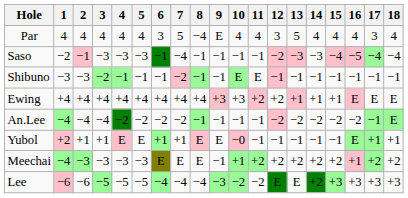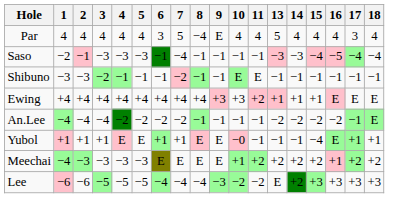- column: (277, 15)
(64, 140) +2 -> (64, 140) +1
(335, 140) −1 -> (316, 140) −4
(219, 161) −1 -> (219, 161) E
